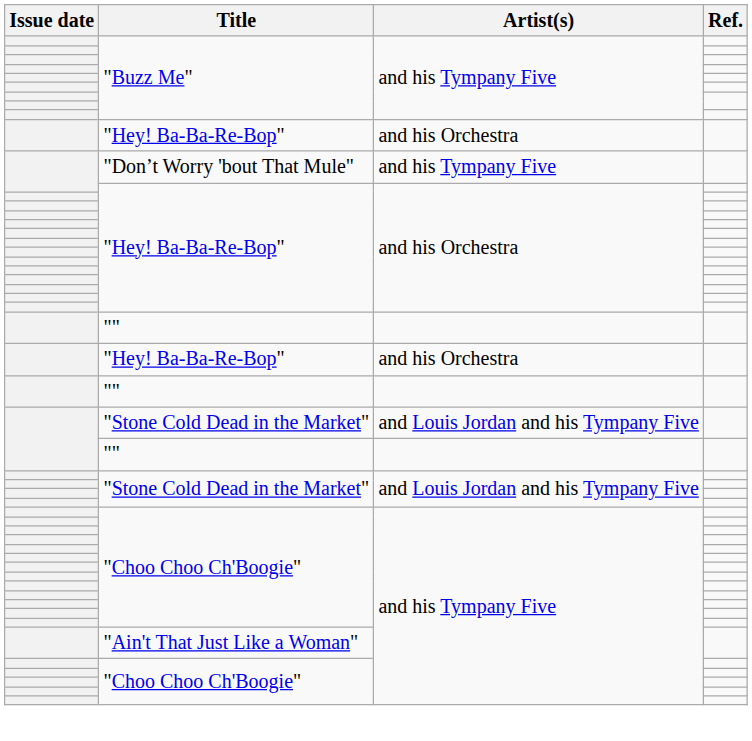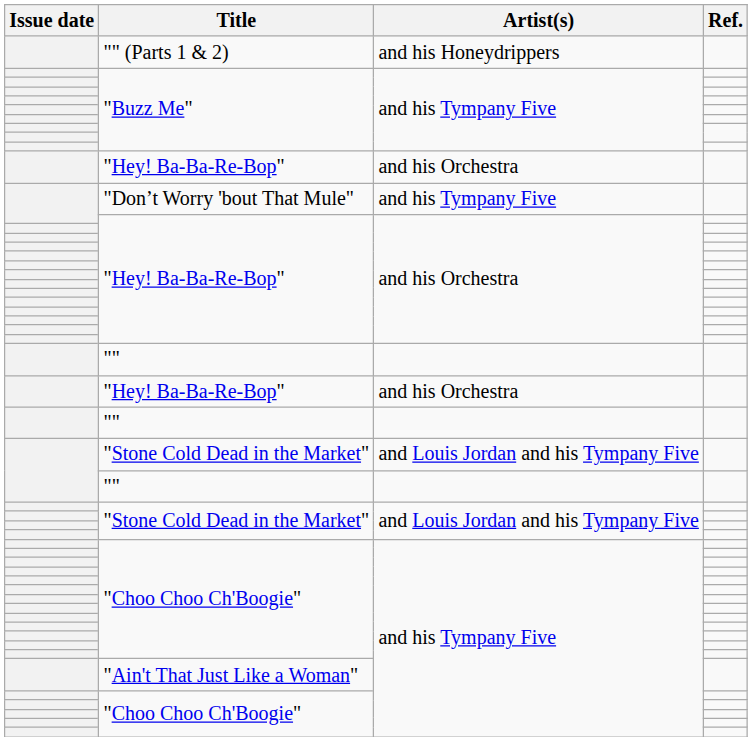+ row: (166, 52)
